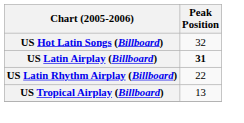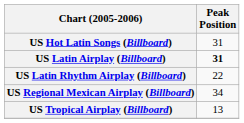(201, 42) 32 -> (218, 42) 31
+ row: (101, 93)
